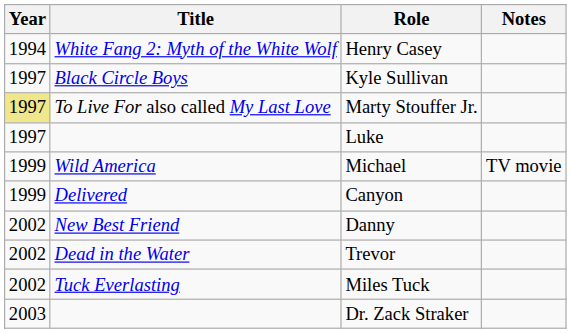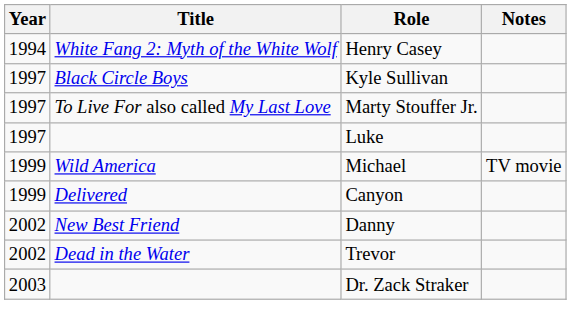(27, 107) khaki background -> (27, 107) no background
- row: (387, 284)
